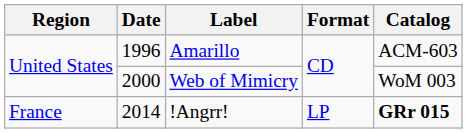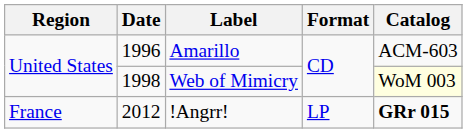(141, 81) 2000 -> (141, 81) 1998
(417, 81) no background -> (417, 81) lightyellow background
(141, 111) 2014 -> (141, 111) 2012
